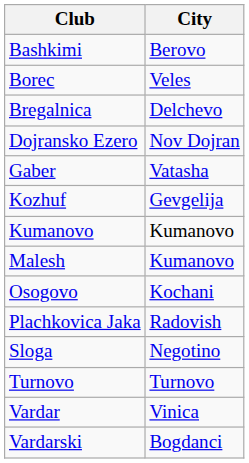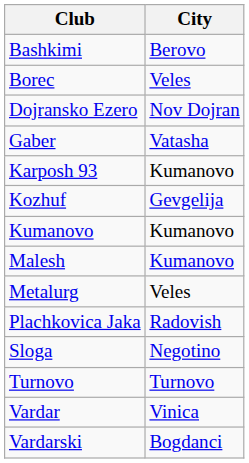- row: (50, 110)
+ row: (53, 170)
+ row: (44, 291)
- row: (43, 291)
